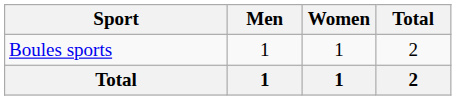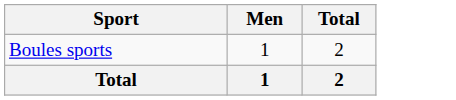- column: (339, 19)
